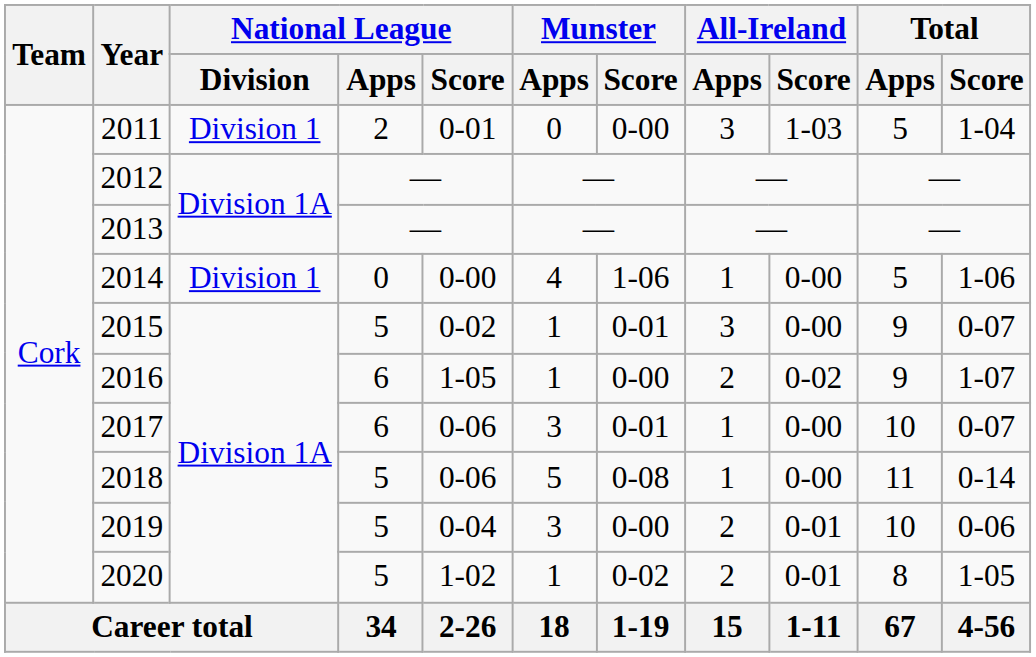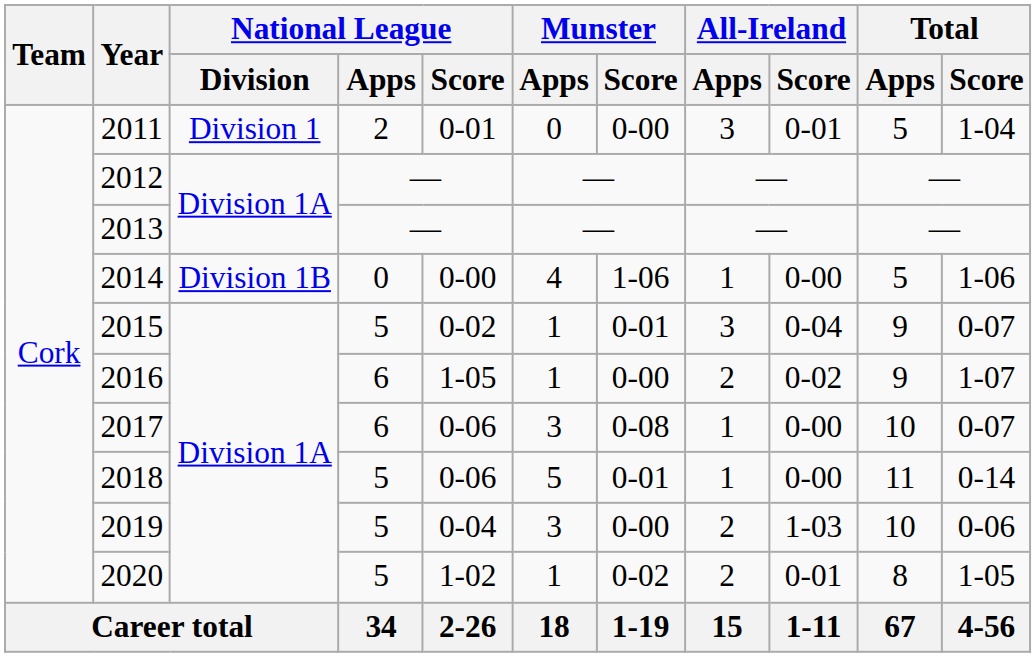(814, 128) 1-03 -> (814, 128) 0-01
(255, 278) Division 1 -> (255, 278) Division 1B
(814, 327) 0-00 -> (814, 327) 0-04
(641, 427) 0-01 -> (641, 427) 0-08
(641, 476) 0-08 -> (641, 476) 0-01
(814, 526) 0-01 -> (814, 526) 1-03
